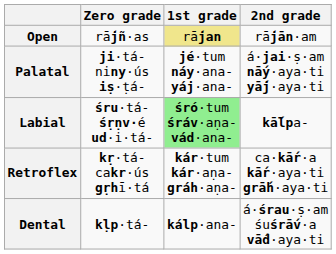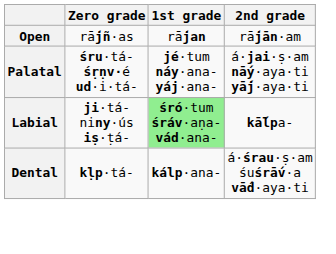(202, 36) khaki background -> (186, 36) no background
(122, 72) ji·tá- niny·ús iṣ·ṭá- -> (107, 72) śru·tá- śṛṇv·é ud·i·tá-
(122, 122) śru·tá- śṛṇv·é ud·i·tá- -> (107, 122) ji·tá- niny·ús iṣ·ṭá-
- row: (42, 173)
